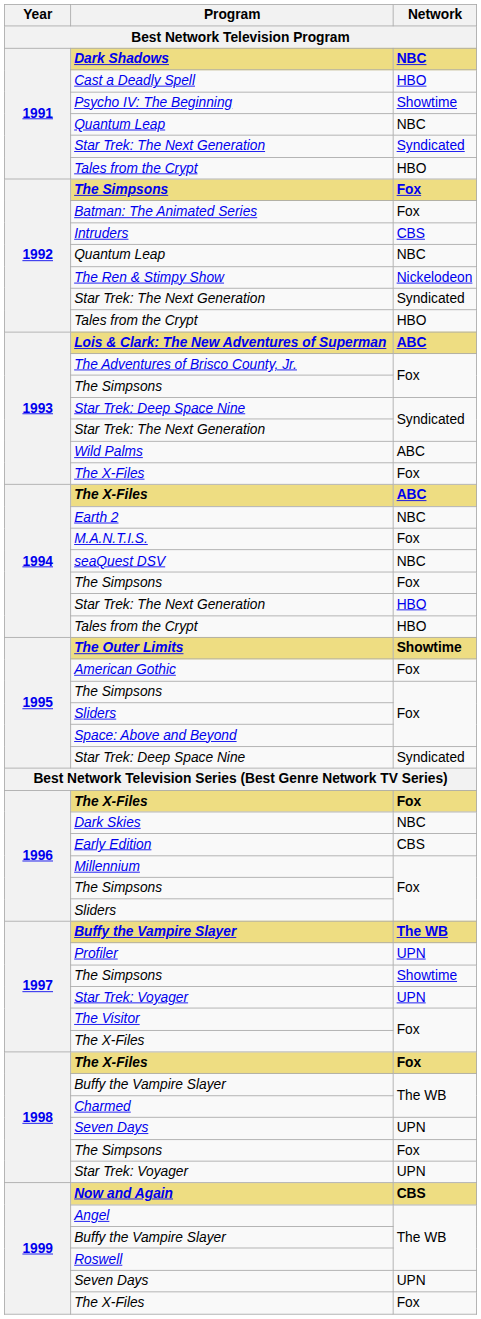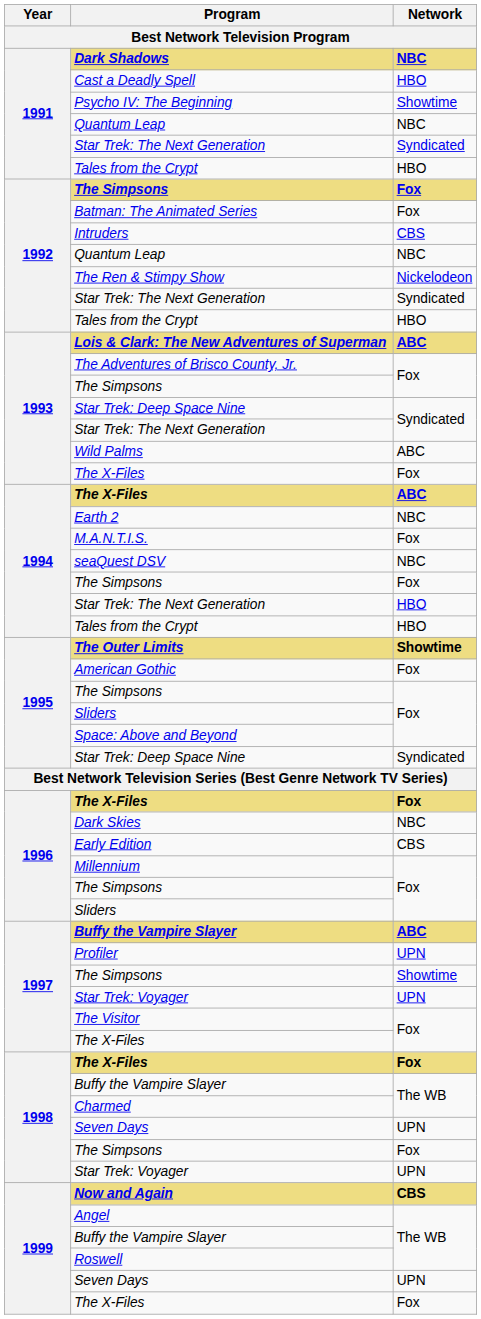(422, 931) The WB -> (412, 931) ABC
